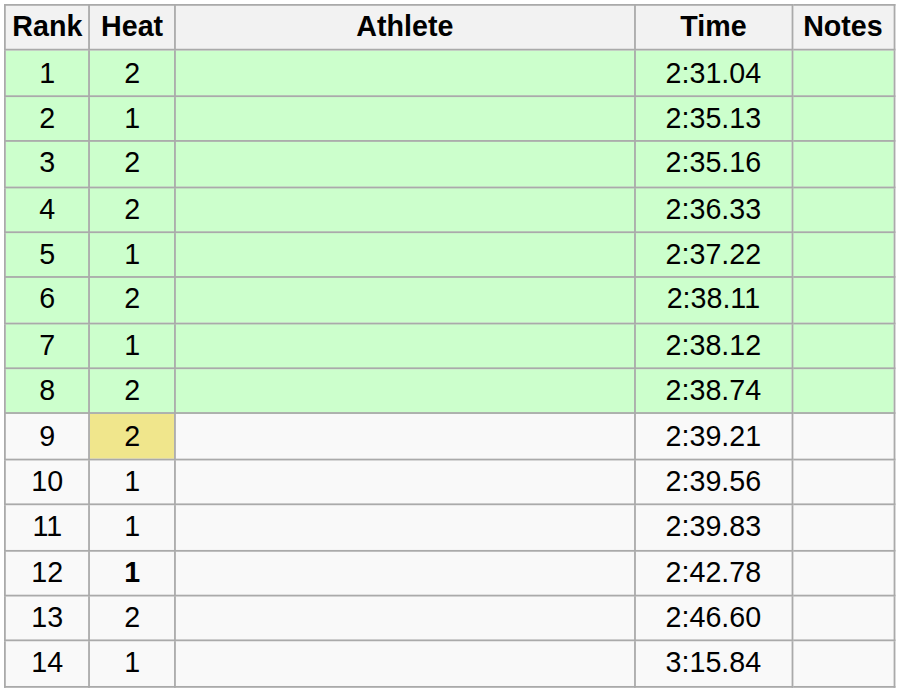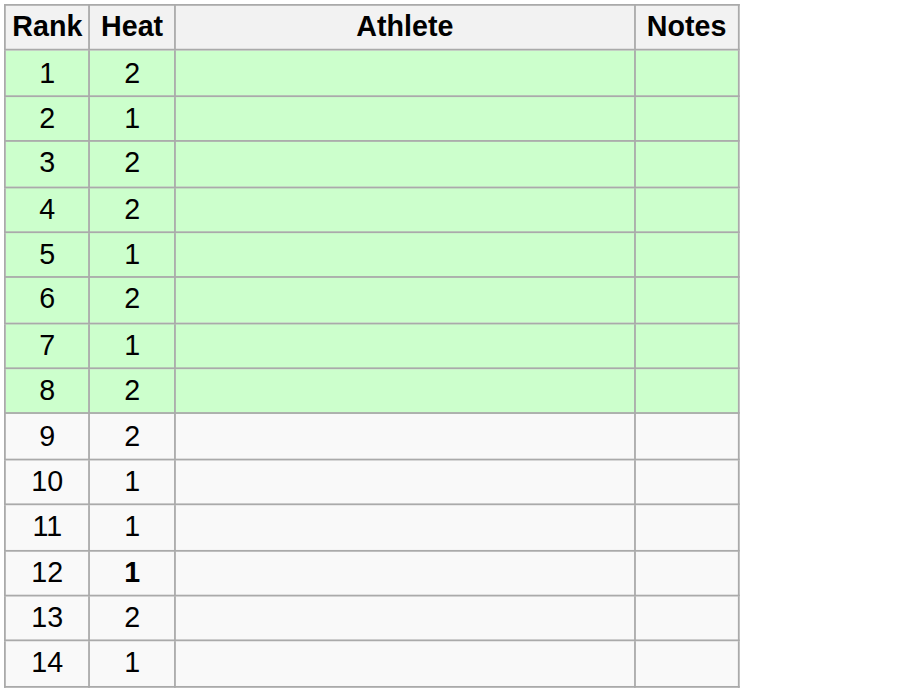- column: (713, 27)
(132, 436) khaki background -> (132, 436) no background
